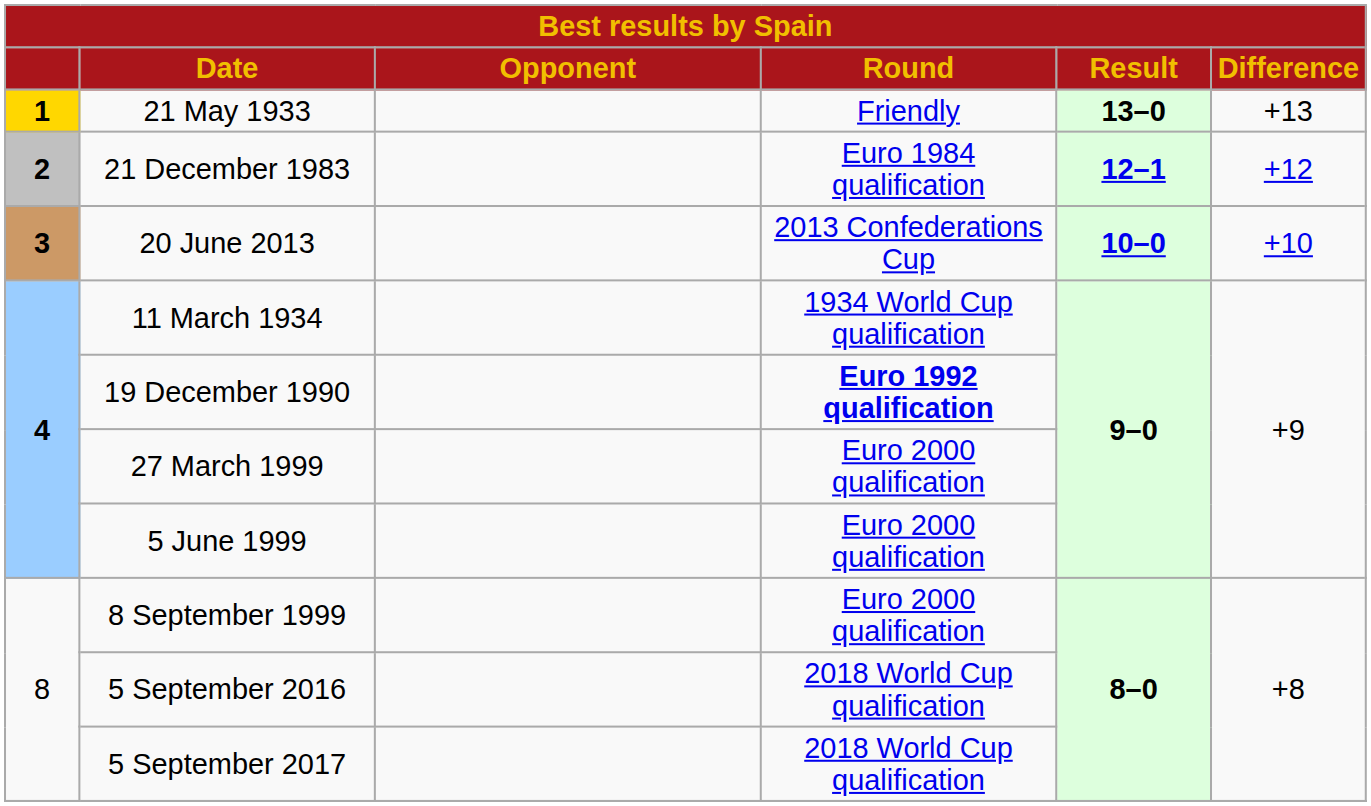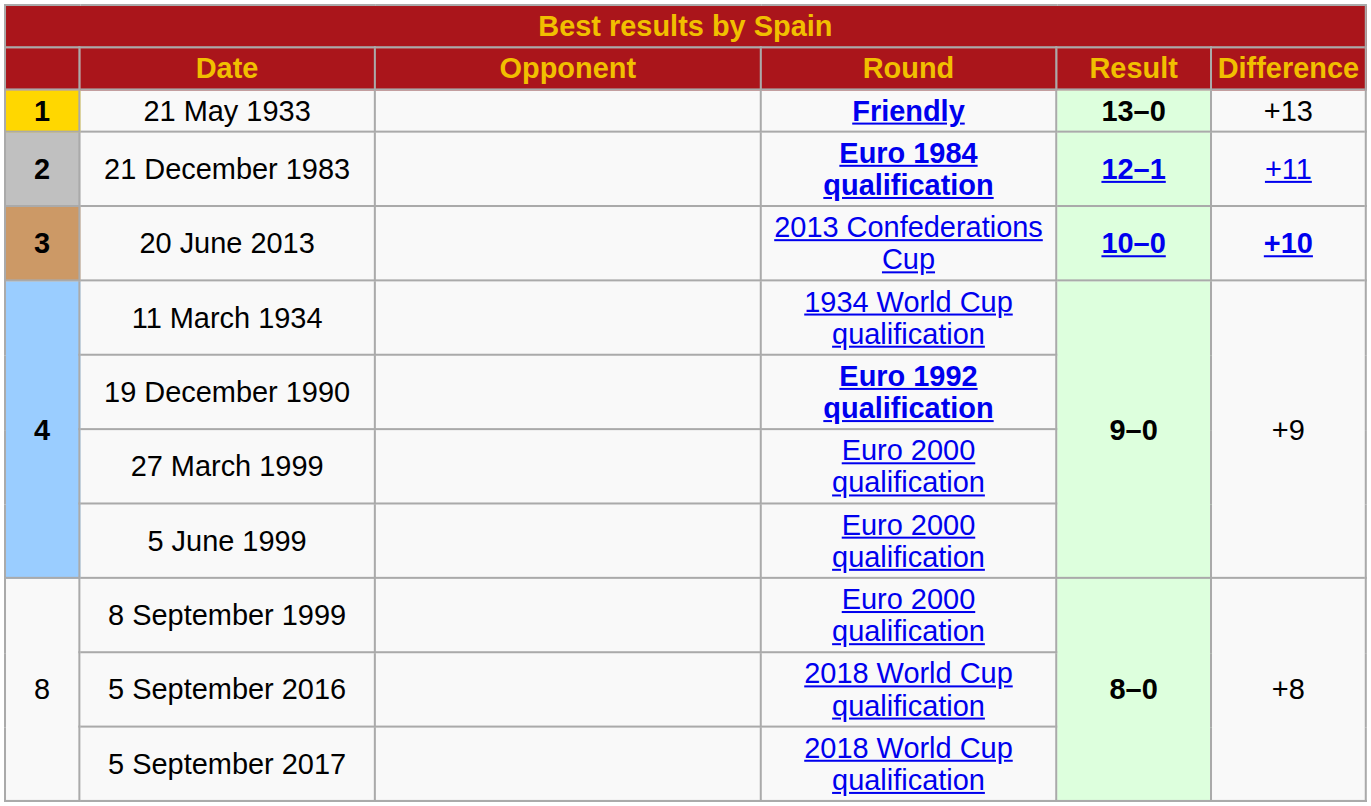(909, 111) normal -> (908, 111) bold
(908, 169) normal -> (908, 169) bold
(1288, 169) +12 -> (1288, 169) +11
(1288, 243) normal -> (1288, 243) bold
